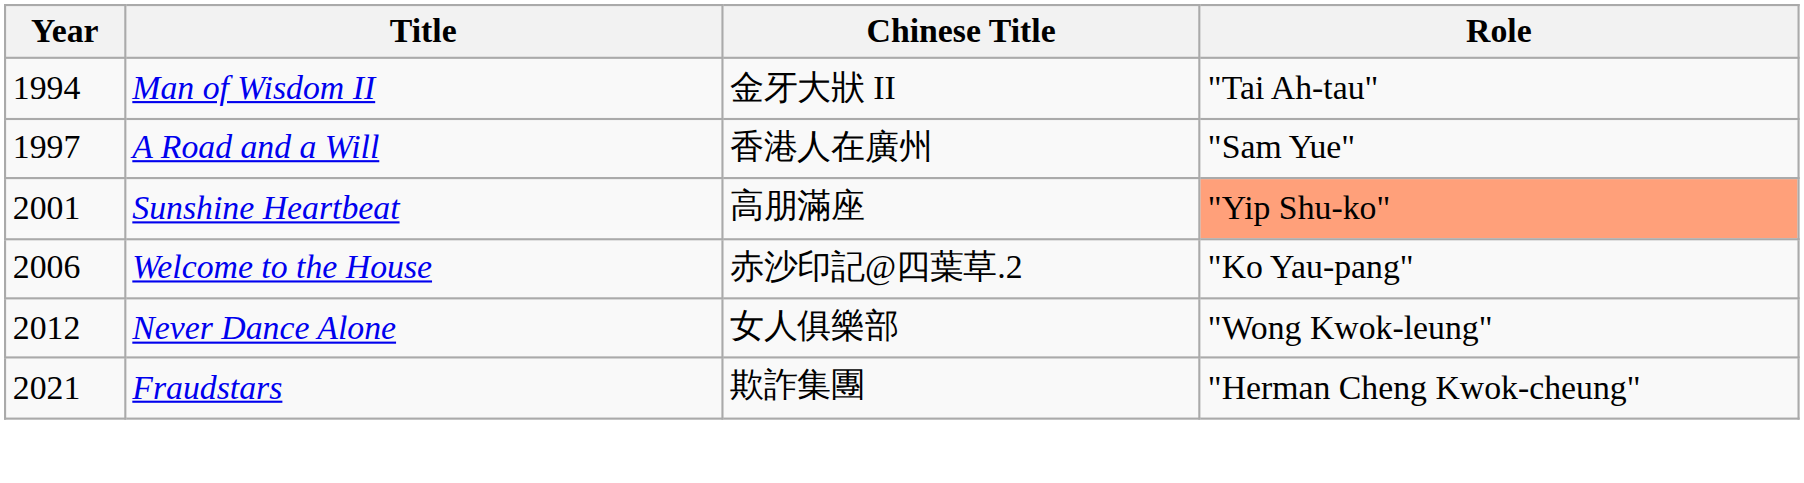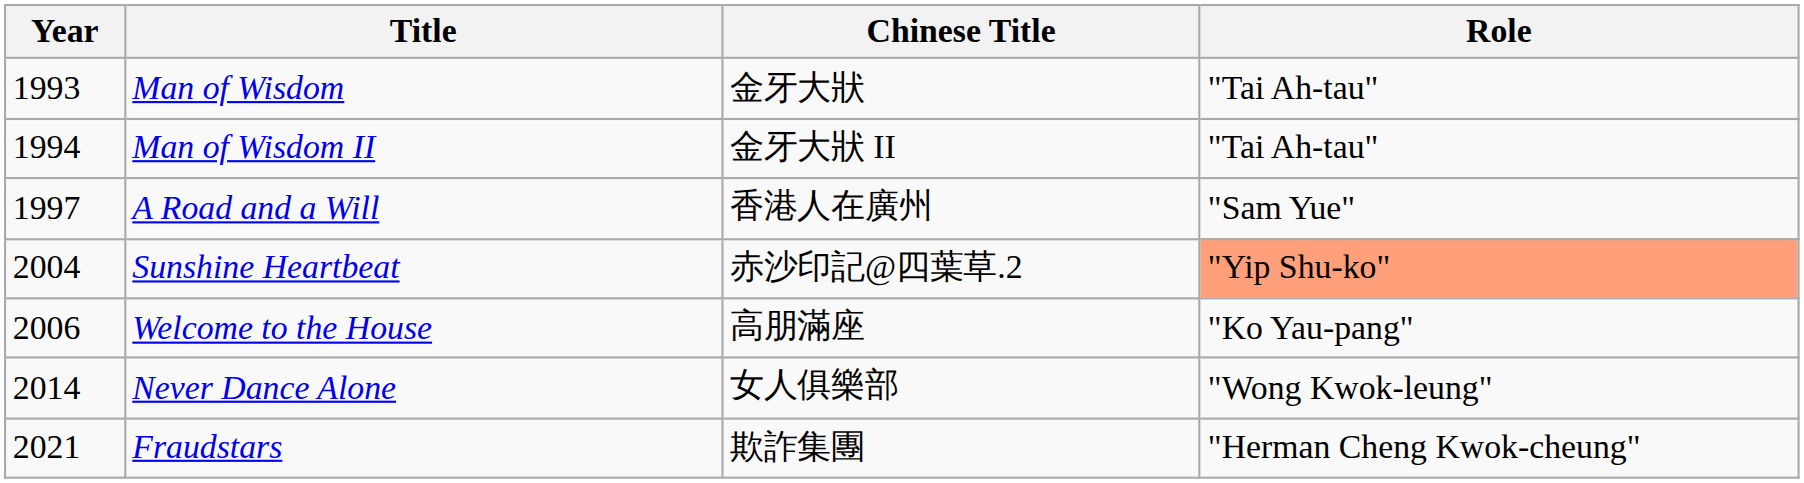+ row: (238, 87)
(47, 207) 2001 -> (47, 267) 2004
(797, 206) 高朋滿座 -> (876, 266) 赤沙印記@四葉草.2
(876, 266) 赤沙印記@四葉草.2 -> (797, 326) 高朋滿座
(47, 327) 2012 -> (47, 387) 2014
